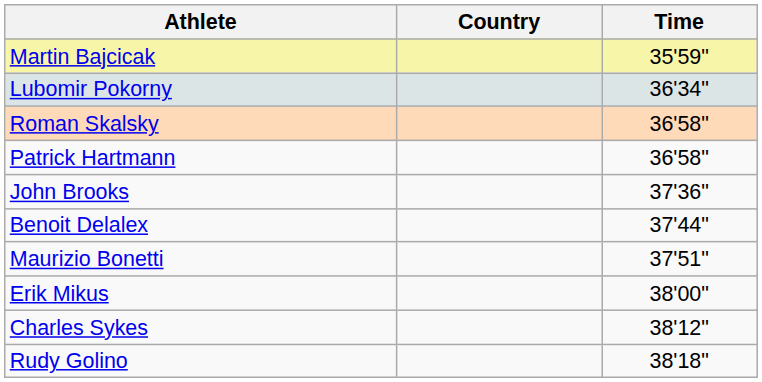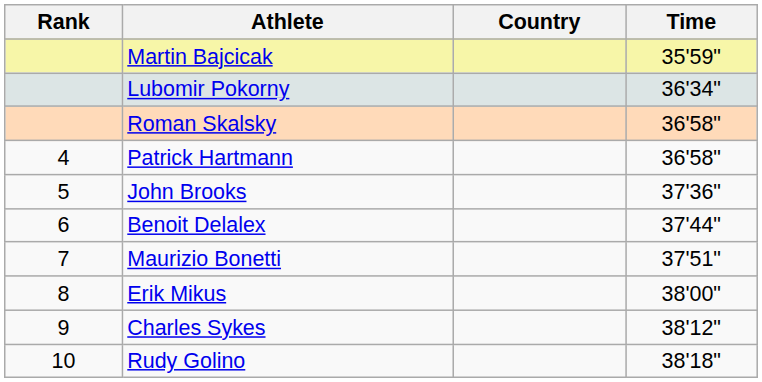+ column: (63, 22)
